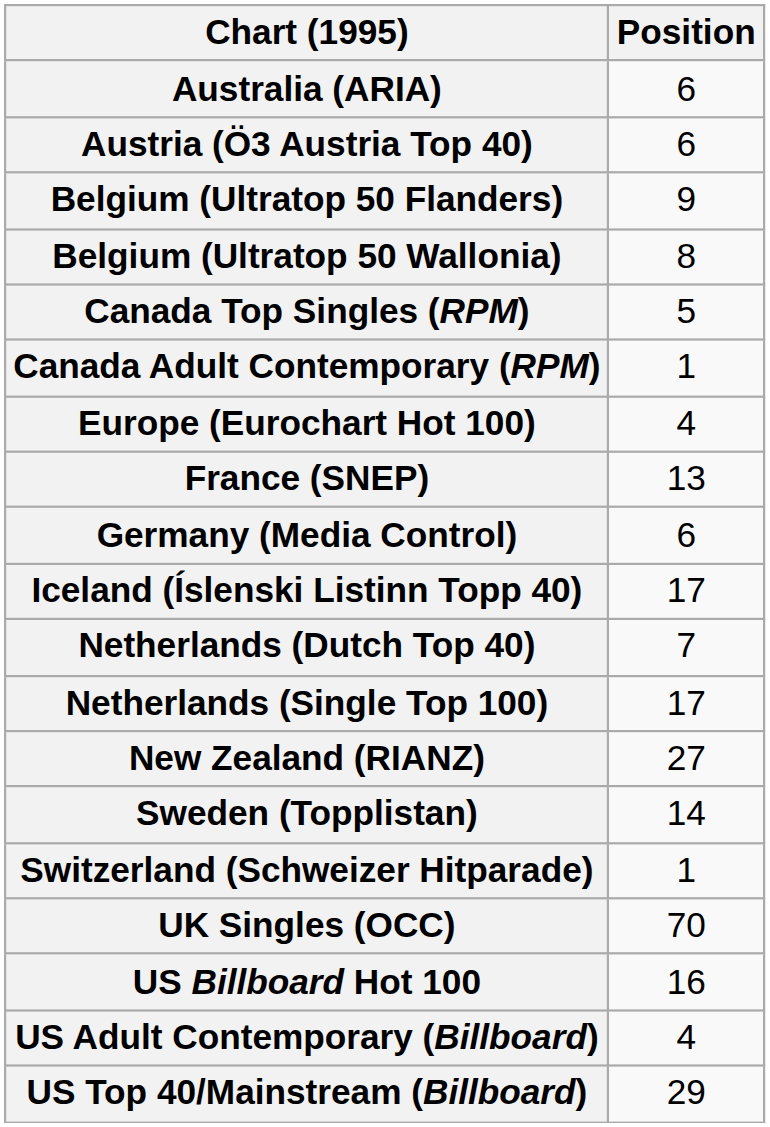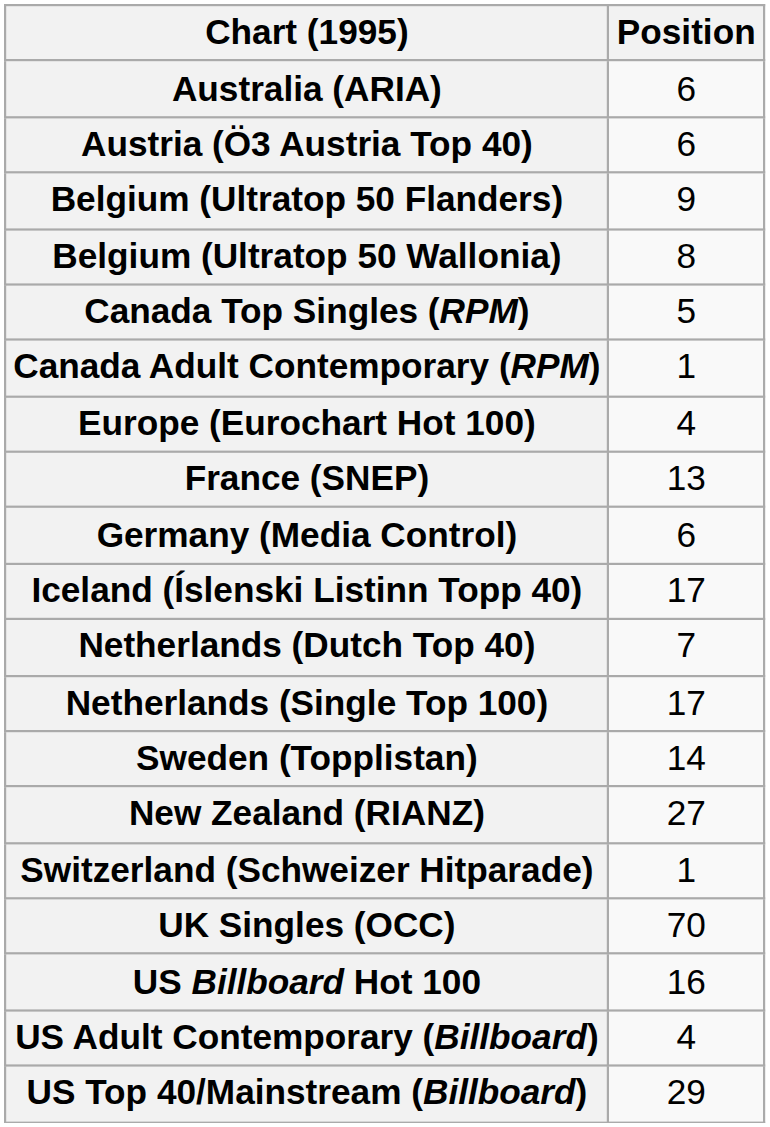rows swapped: (307, 758) <-> (307, 813)
